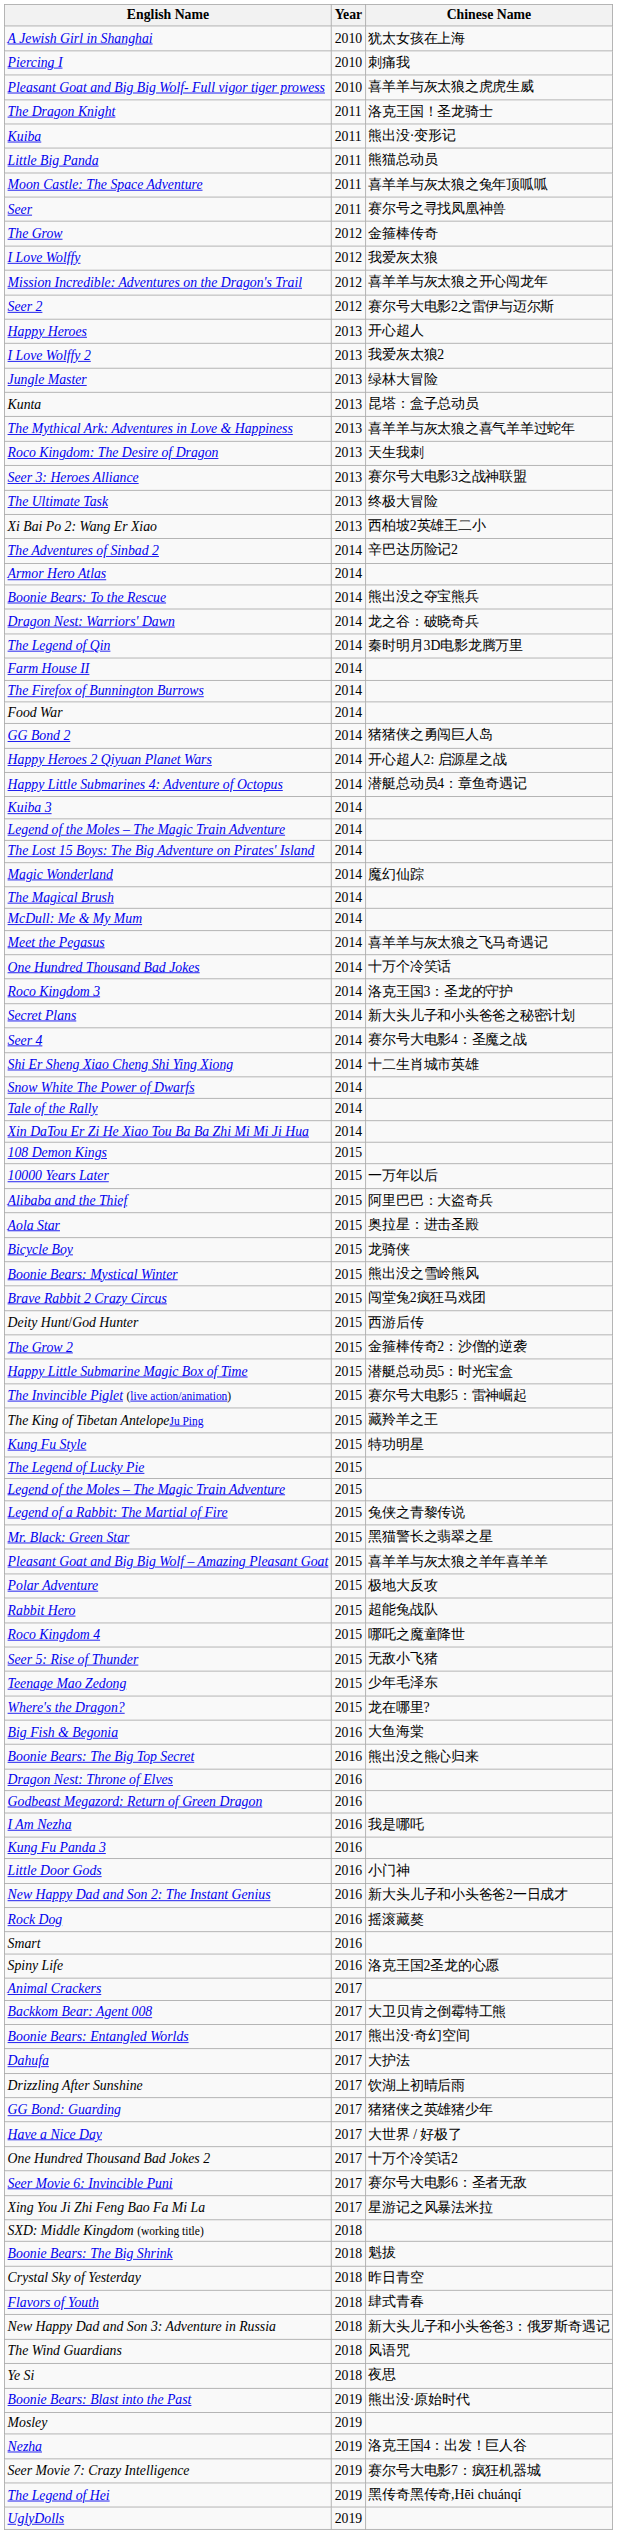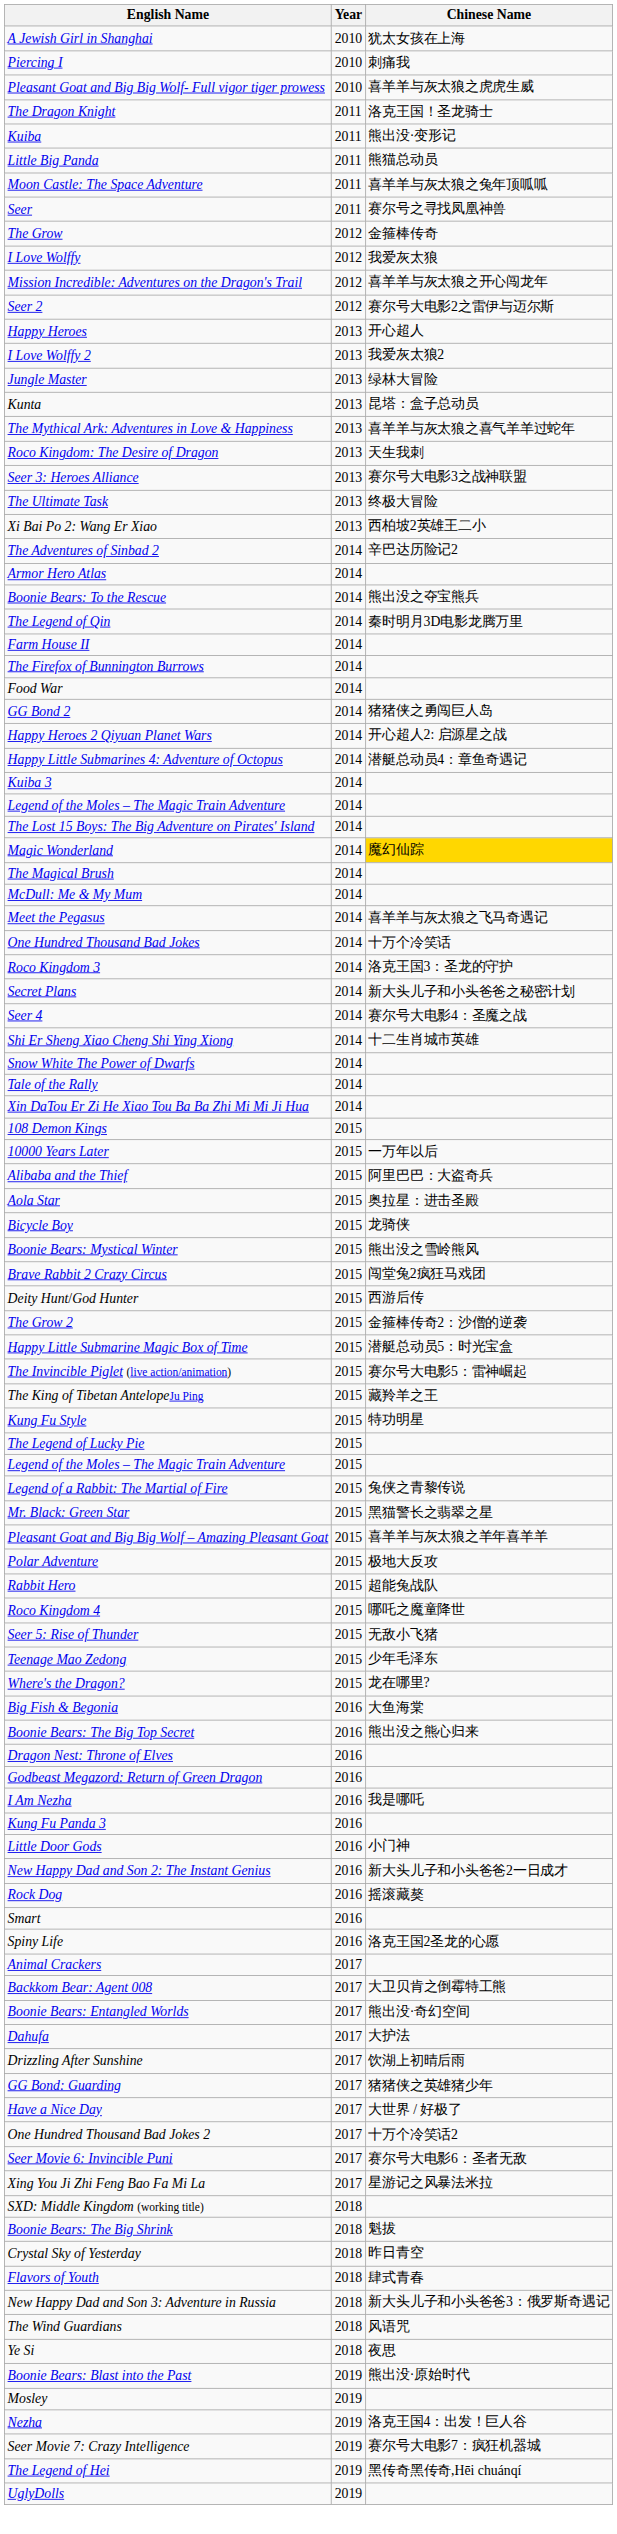- row: (91, 621)
(396, 874) no background -> (396, 849) gold background
